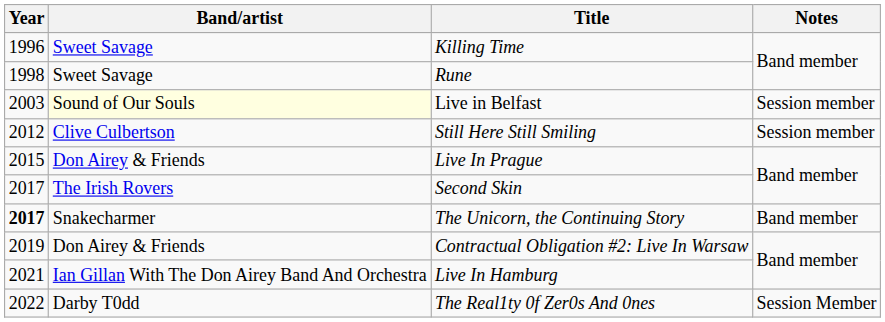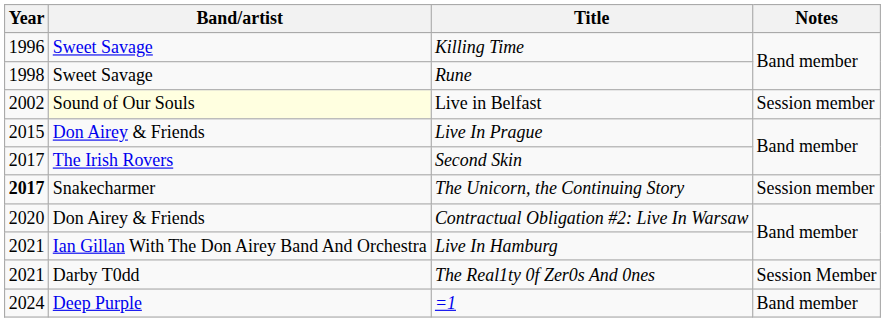(27, 103) 2003 -> (27, 103) 2002
- row: (515, 132)
(807, 217) Band member -> (816, 189) Session member
(27, 246) 2019 -> (27, 217) 2020
(27, 302) 2022 -> (27, 274) 2021
+ row: (445, 302)
